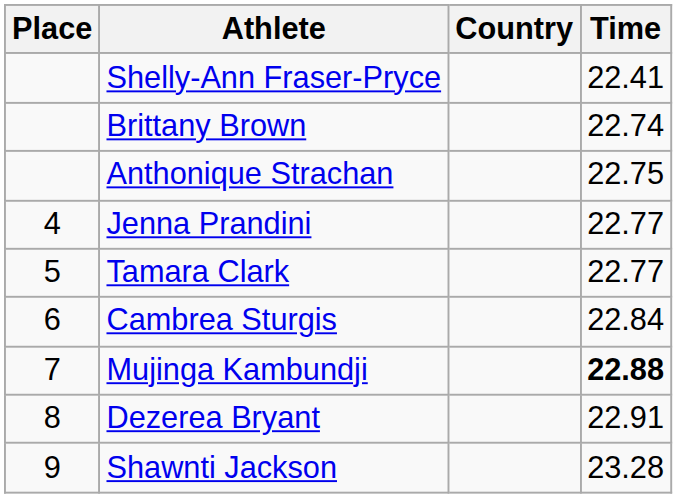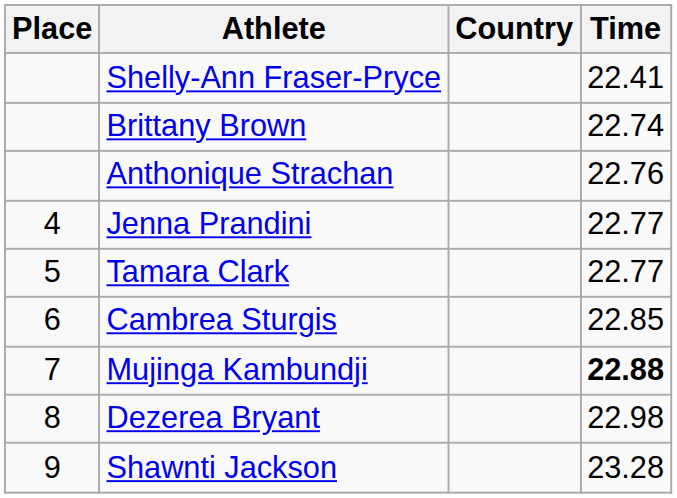(626, 175) 22.75 -> (626, 175) 22.76
(626, 321) 22.84 -> (626, 321) 22.85
(626, 418) 22.91 -> (626, 418) 22.98
